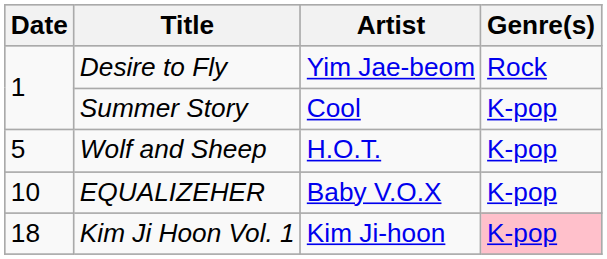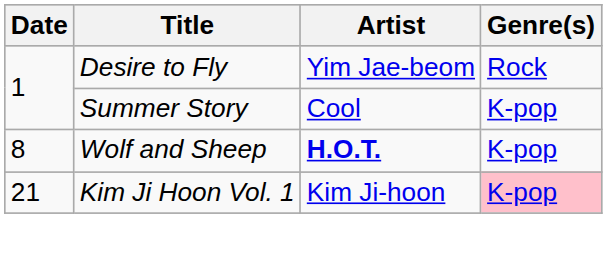(18, 150) 5 -> (18, 150) 8
(344, 150) normal -> (344, 150) bold
- row: (172, 191)
(25, 233) 18 -> (25, 191) 21
